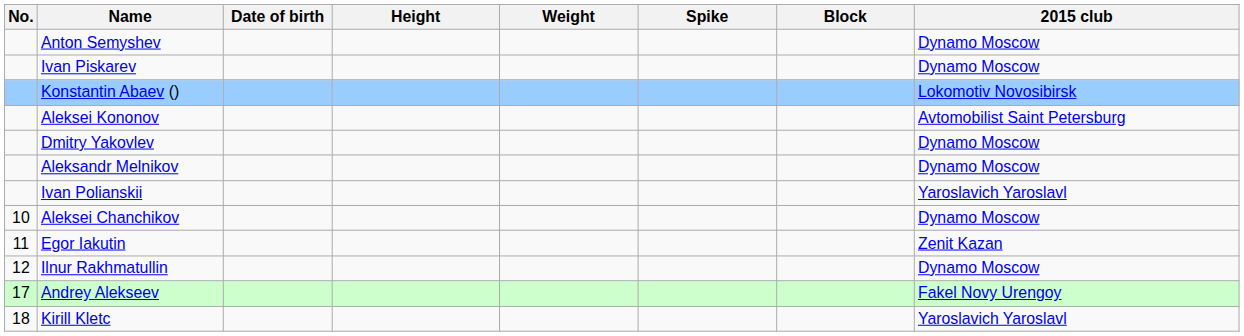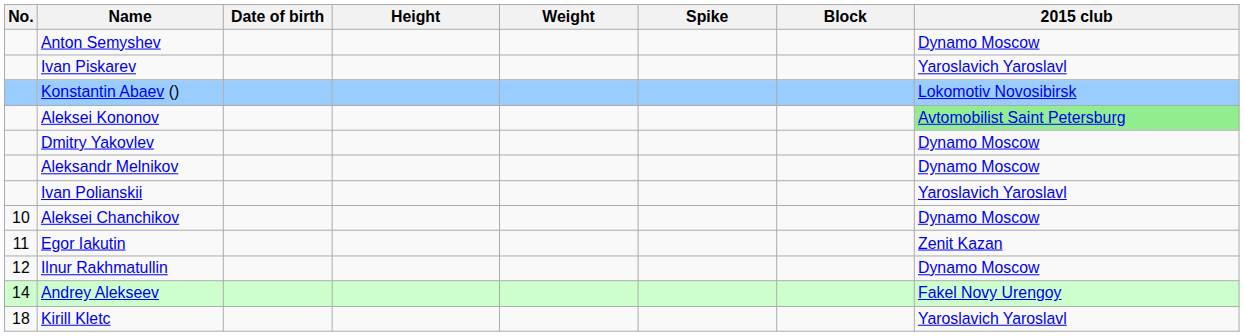(979, 67) Dynamo Moscow -> (992, 67) Yaroslavich Yaroslavl
(1022, 117) no background -> (1022, 117) lightgreen background
(21, 293) 17 -> (21, 293) 14
